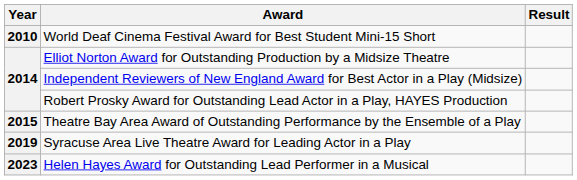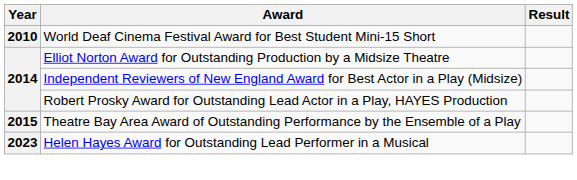- row: (227, 143)
